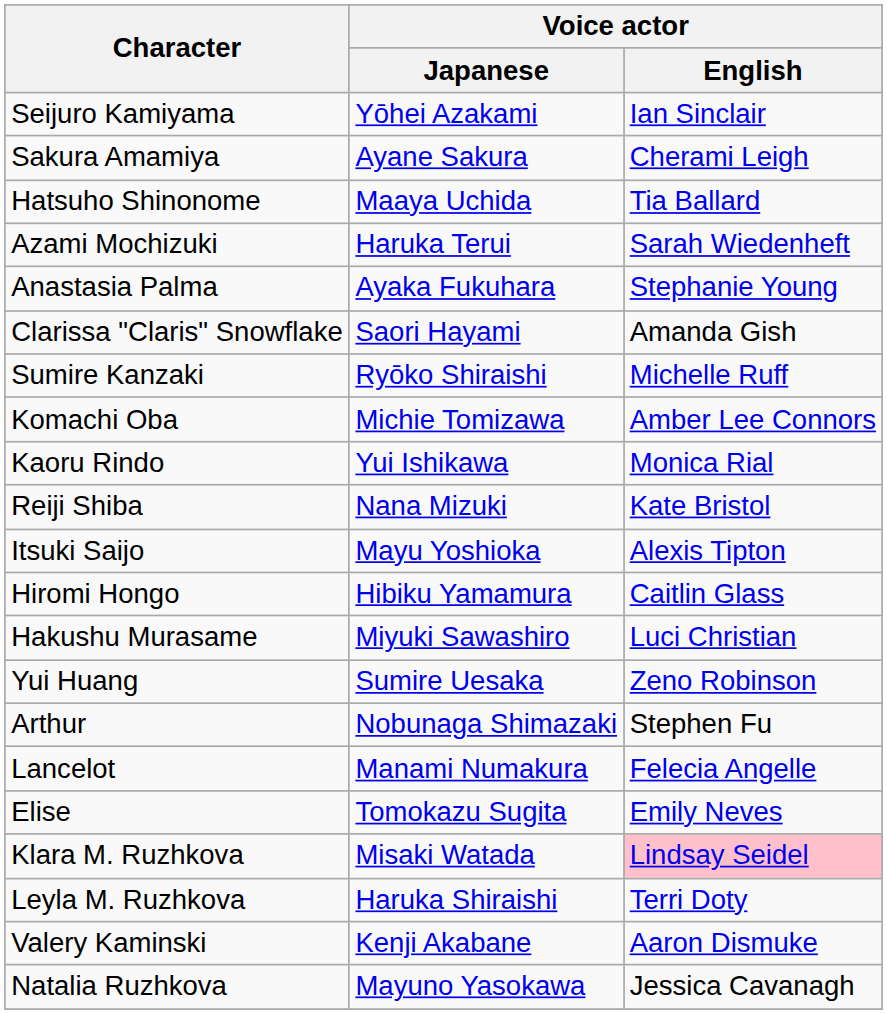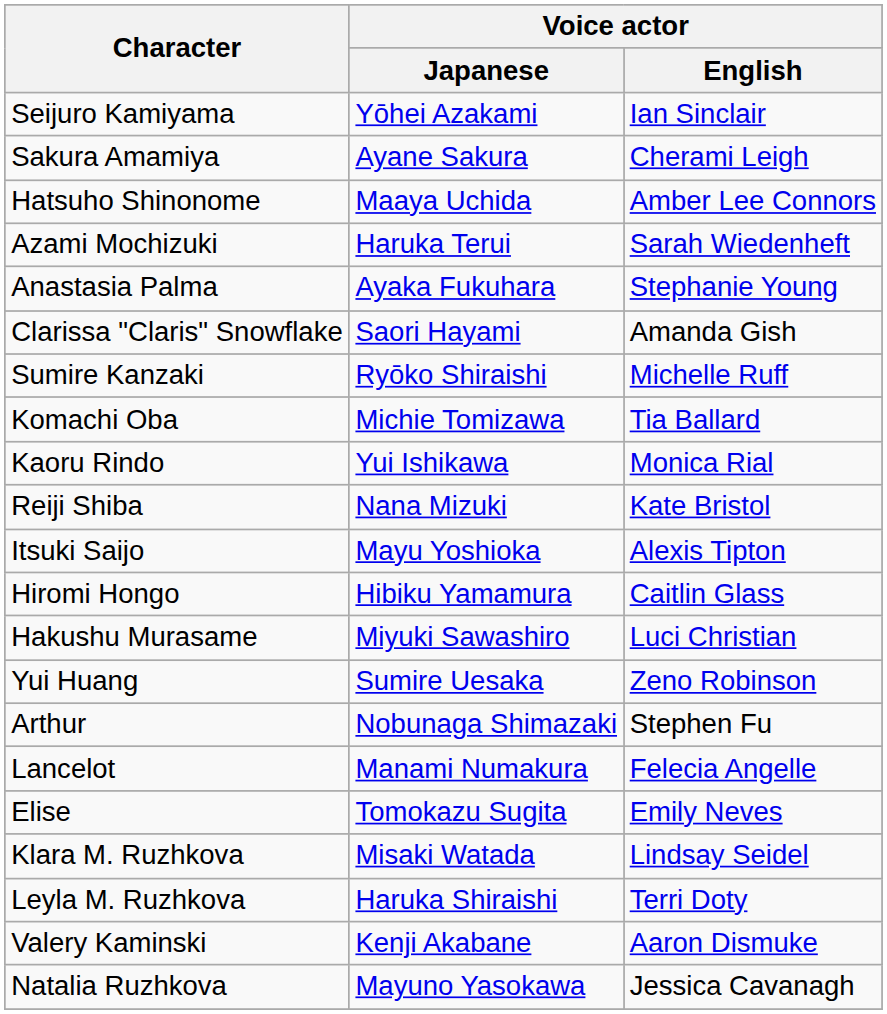(695, 200) Tia Ballard -> (753, 200) Amber Lee Connors
(753, 419) Amber Lee Connors -> (695, 419) Tia Ballard
(719, 855) pink background -> (719, 855) no background
